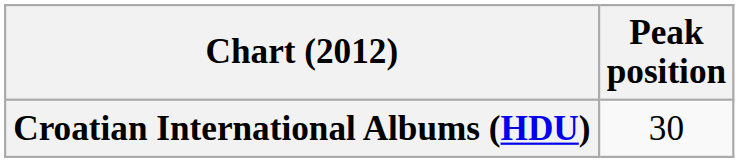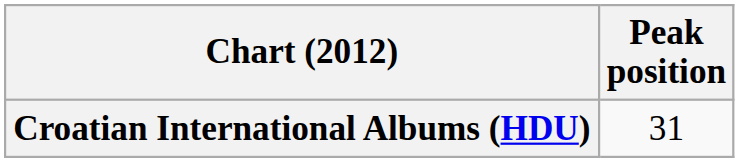(666, 127) 30 -> (666, 127) 31
